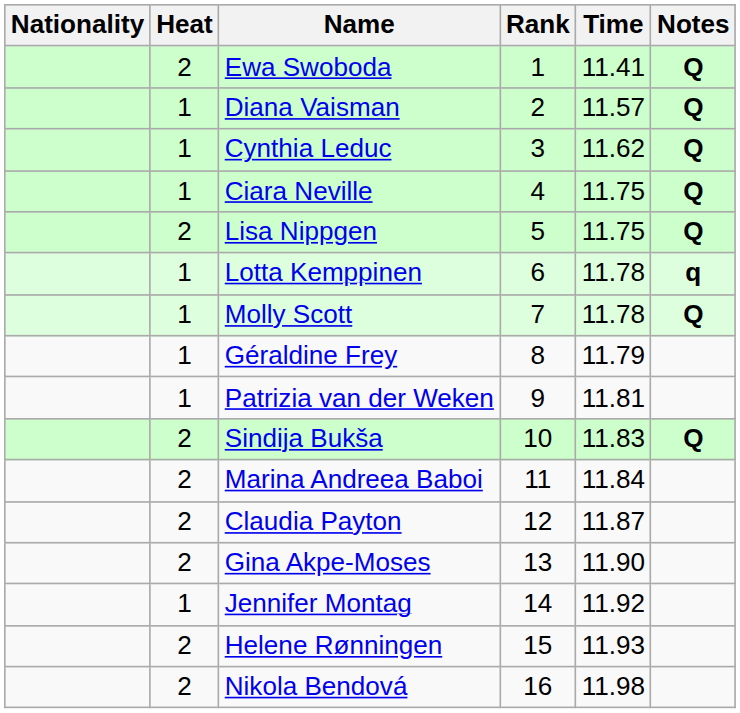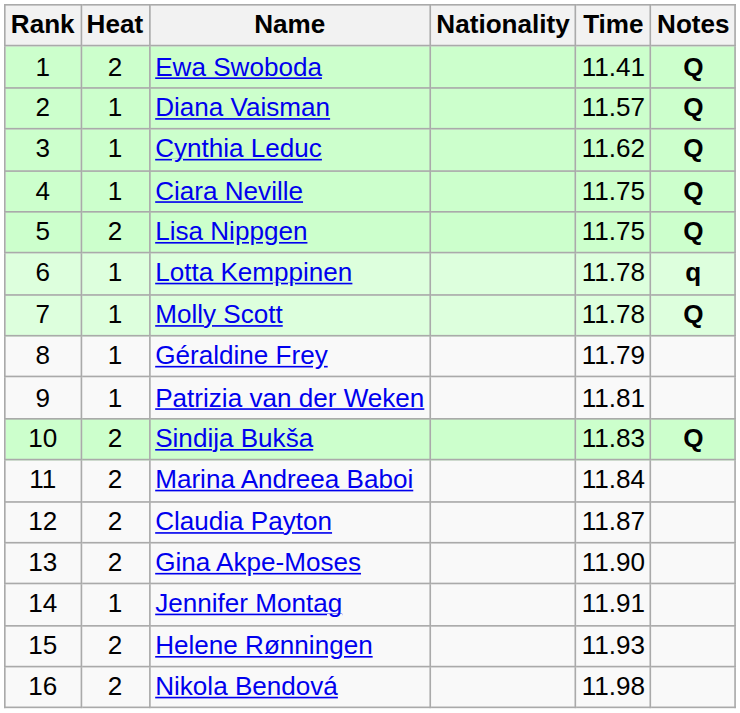columns swapped: (538, 25) <-> (77, 25)
(613, 604) 11.92 -> (613, 604) 11.91
